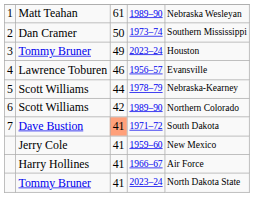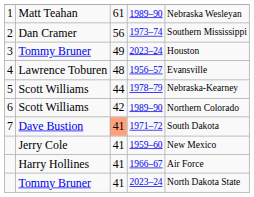(119, 32) 50 -> (119, 32) 56
(119, 70) 46 -> (119, 70) 48
